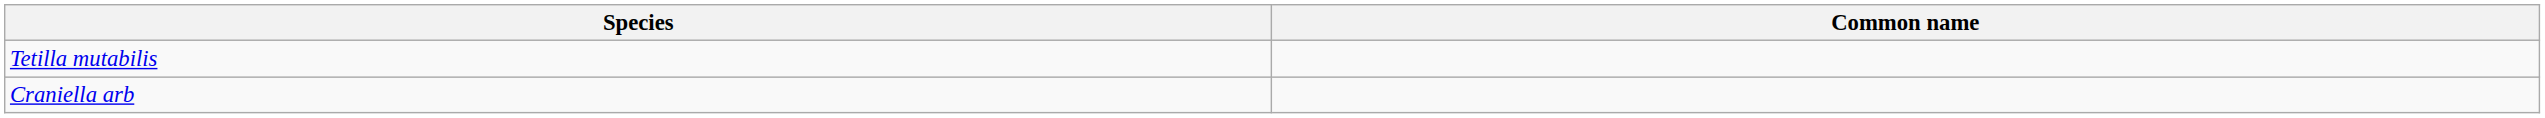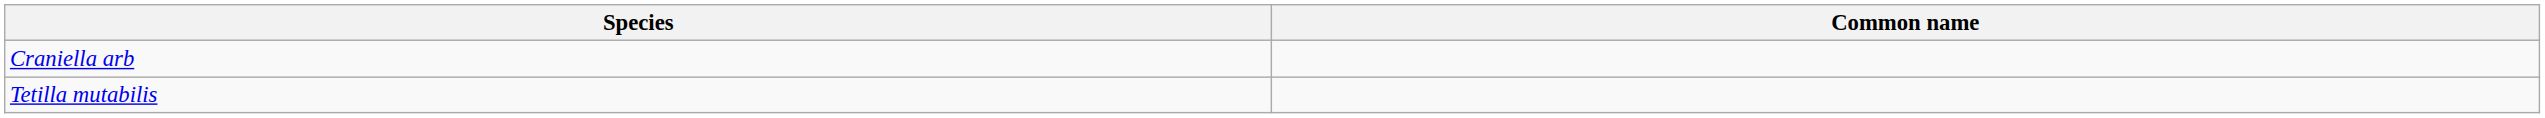rows swapped: (72, 94) <-> (84, 58)
